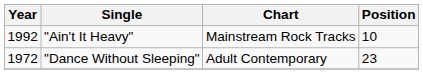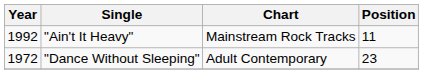(369, 36) 10 -> (369, 36) 11
